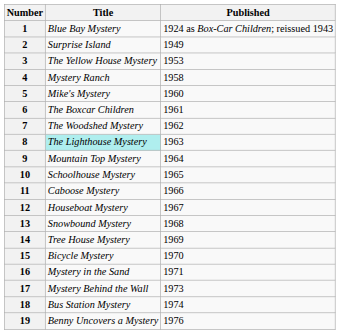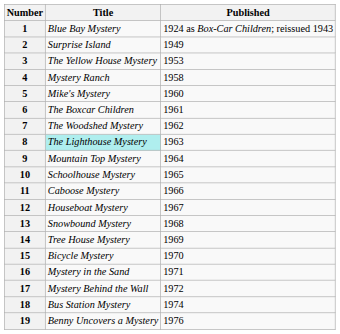(173, 288) 1973 -> (173, 288) 1972
